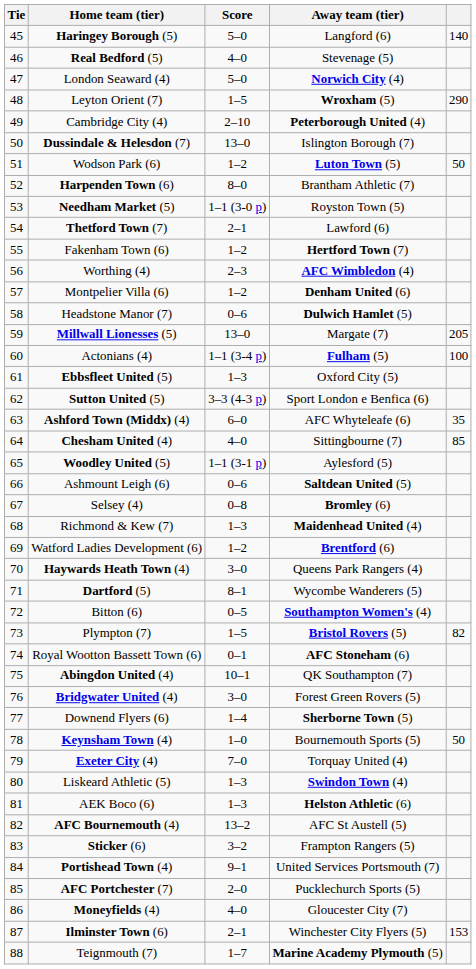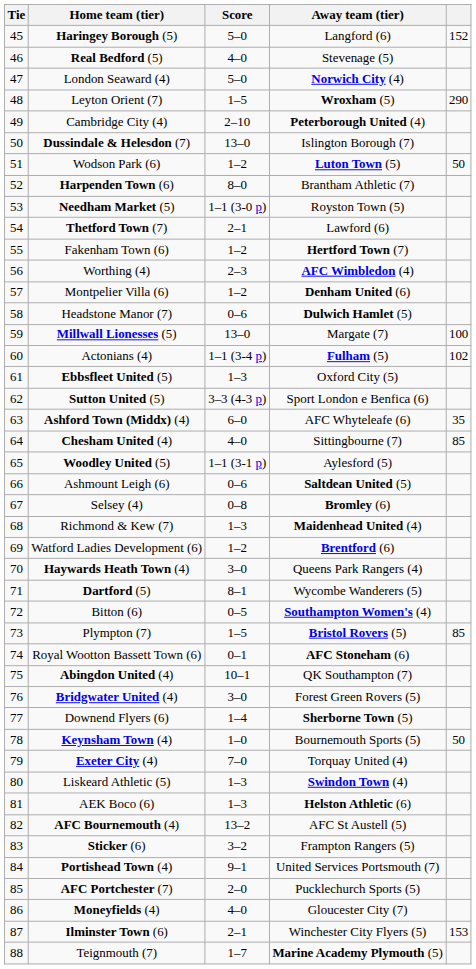(459, 36) 140 -> (459, 36) 152
(459, 334) 205 -> (459, 334) 100
(459, 355) 100 -> (459, 355) 102
(459, 632) 82 -> (459, 632) 85
